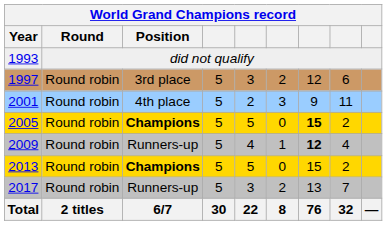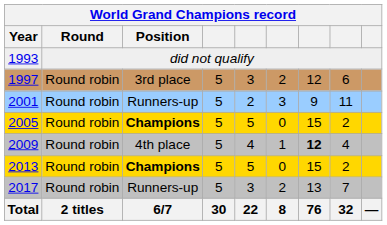(163, 101) 4th place -> (163, 101) Runners-up
(314, 123) bold -> (314, 123) normal
(163, 144) Runners-up -> (163, 144) 4th place
